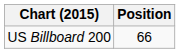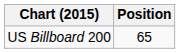(144, 37) 66 -> (144, 37) 65
